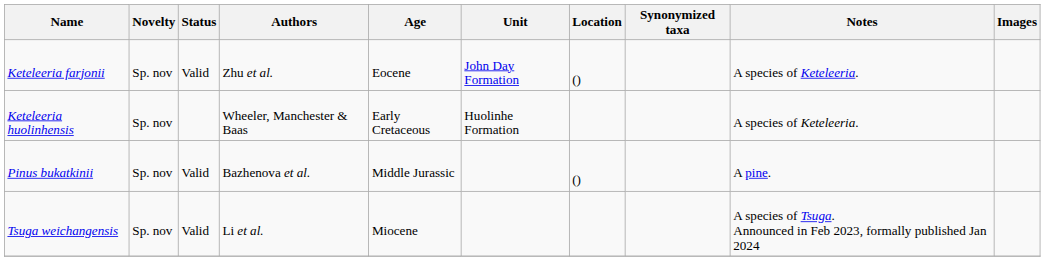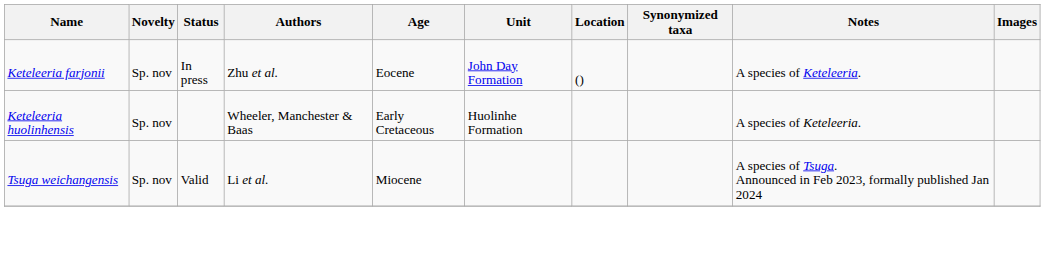(195, 72) Valid -> (194, 72) In press
- row: (50, 173)
